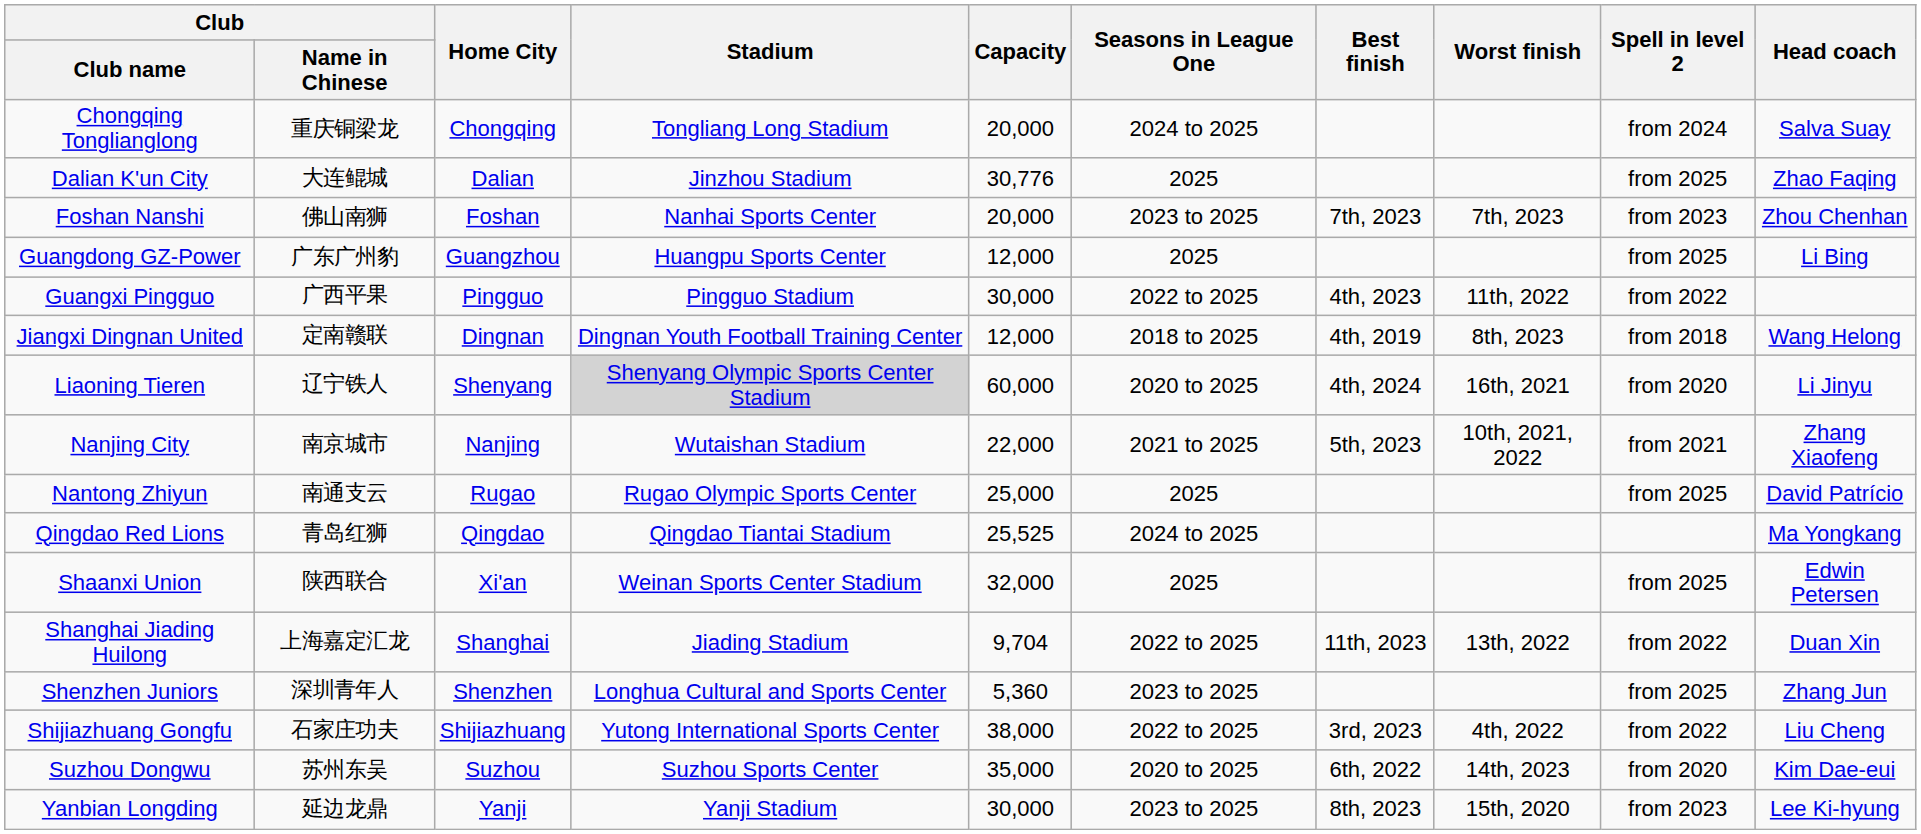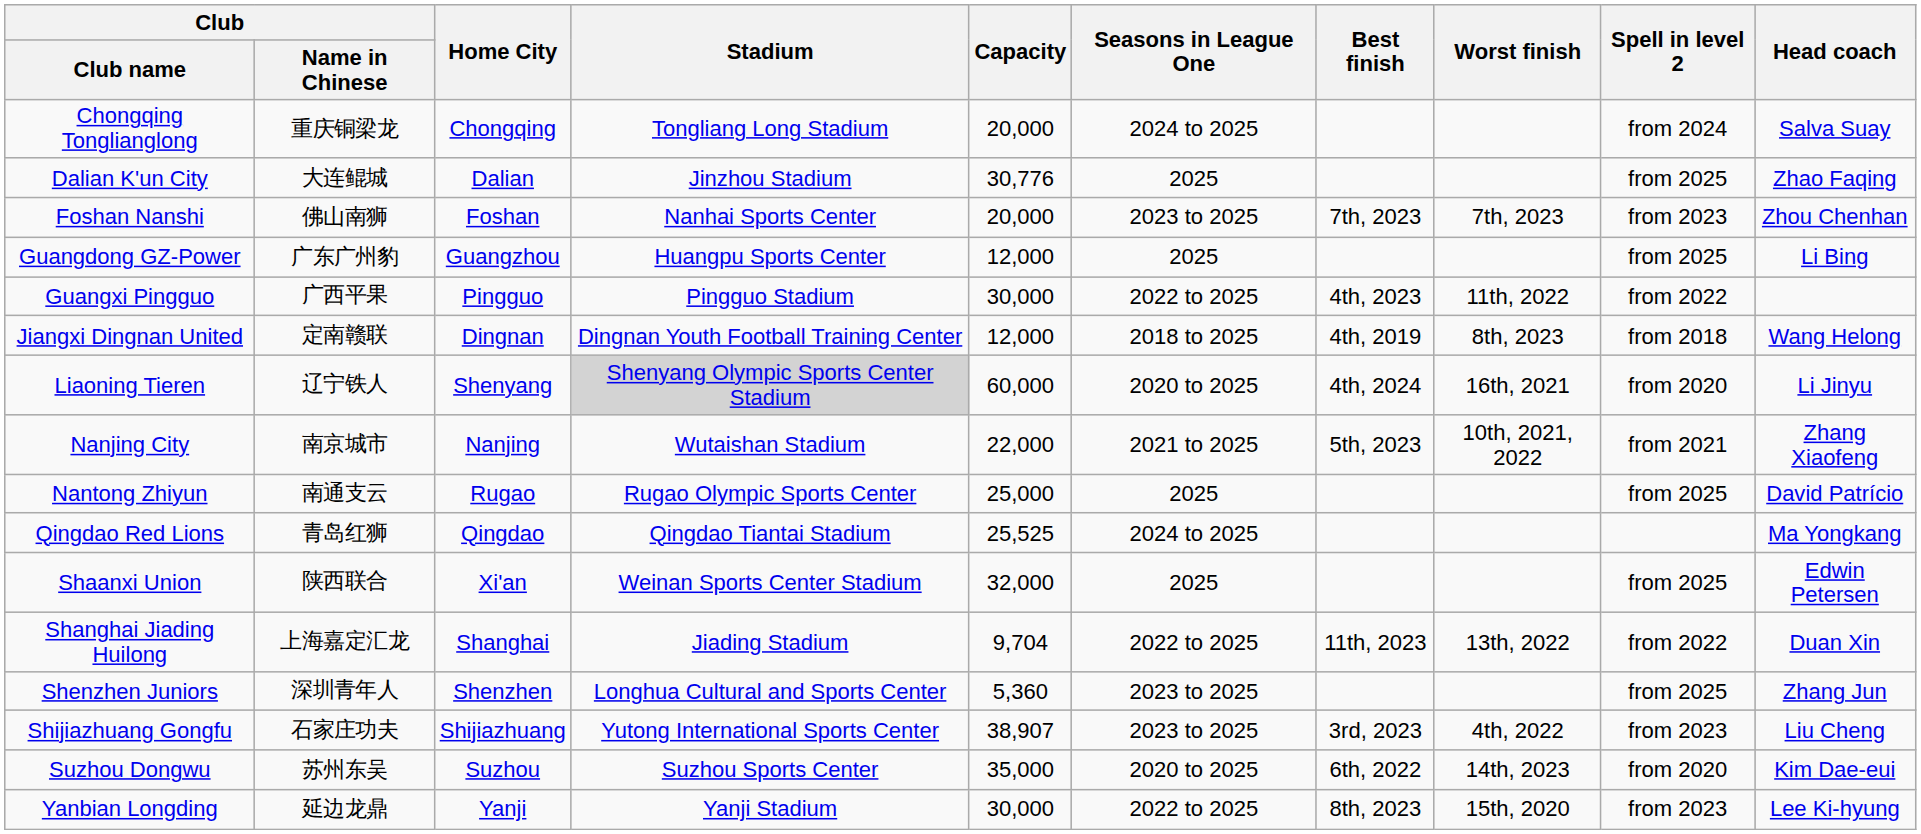(1020, 731) 38,000 -> (1020, 731) 38,907
(1194, 731) 2022 to 2025 -> (1194, 731) 2023 to 2025
(1678, 731) from 2022 -> (1678, 731) from 2023
(1194, 809) 2023 to 2025 -> (1194, 809) 2022 to 2025
